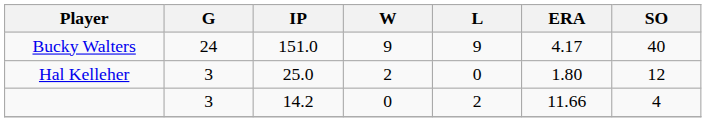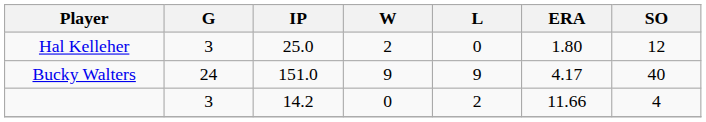rows swapped: (84, 46) <-> (84, 74)
